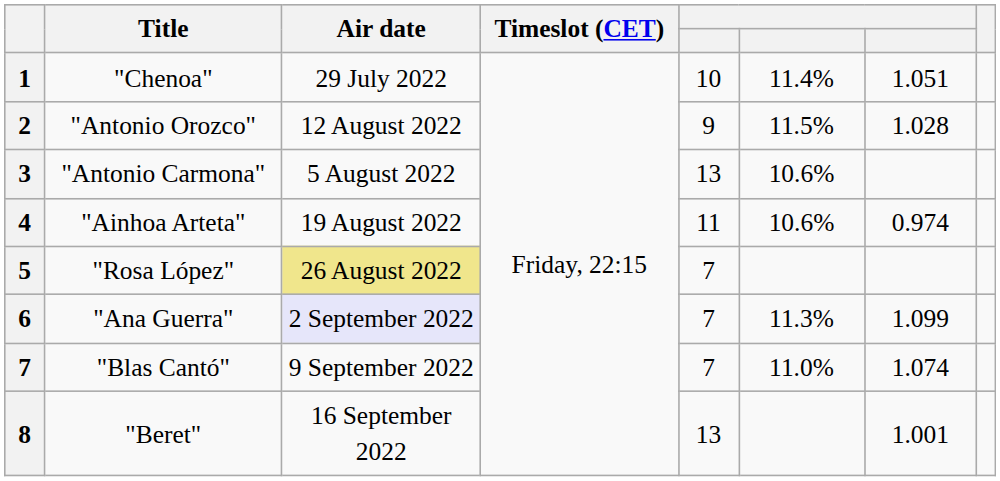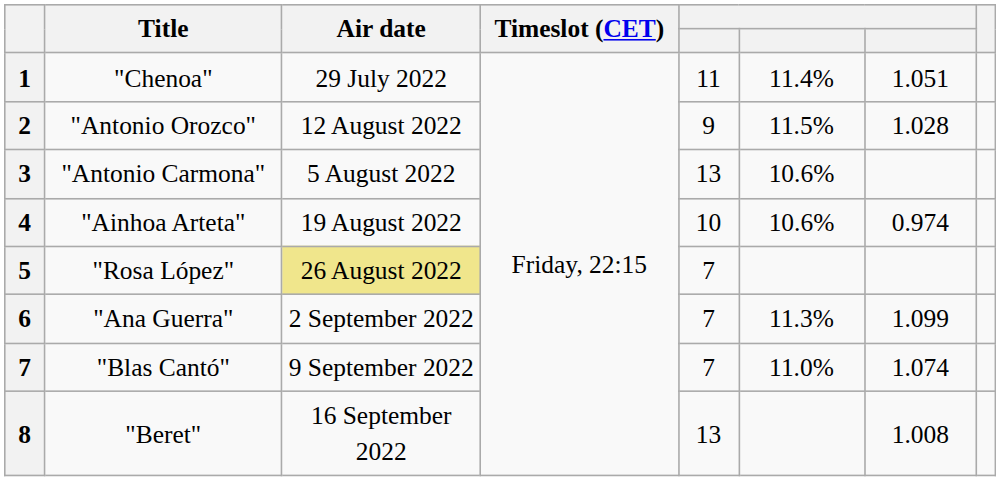(709, 77) 10 -> (709, 77) 11
(709, 222) 11 -> (709, 222) 10
(381, 319) lavender background -> (381, 319) no background
(920, 434) 1.001 -> (920, 434) 1.008
